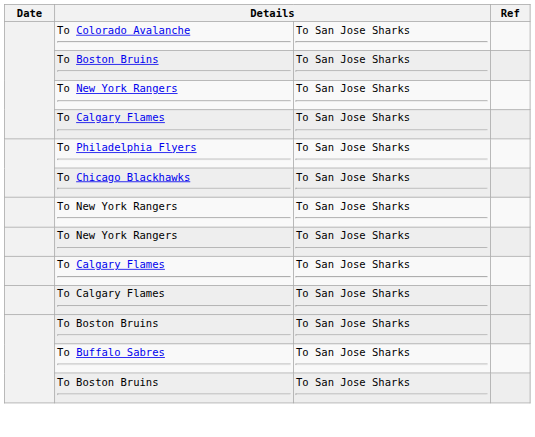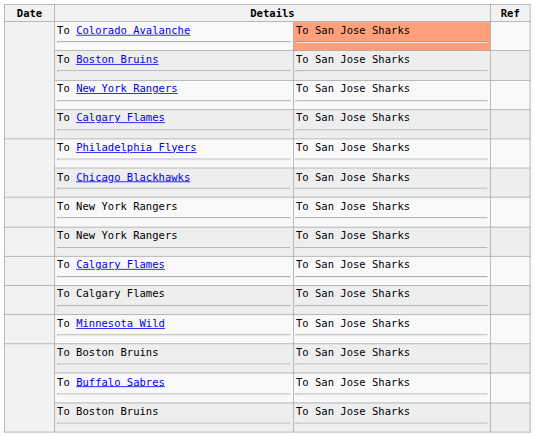(392, 34) no background -> (392, 34) lightsalmon background
+ row: (30, 329)
